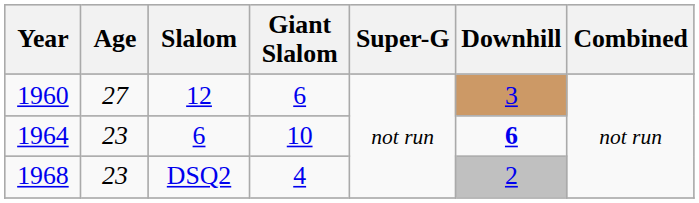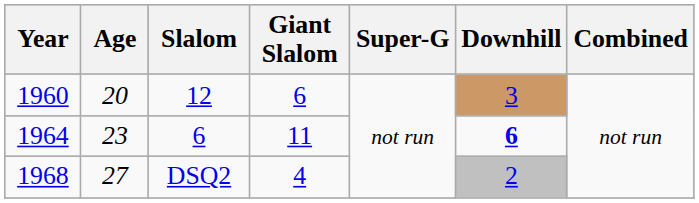(115, 94) 27 -> (115, 94) 20
(300, 135) 10 -> (300, 135) 11
(115, 176) 23 -> (115, 176) 27
